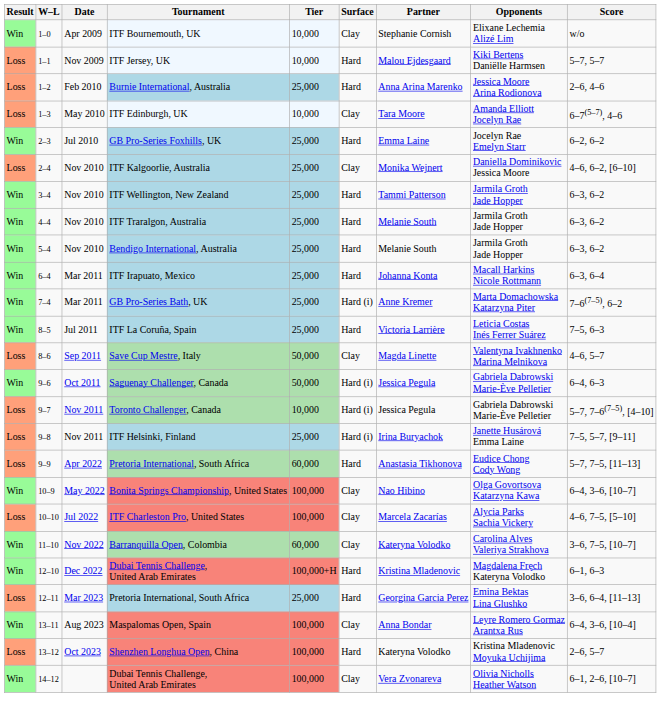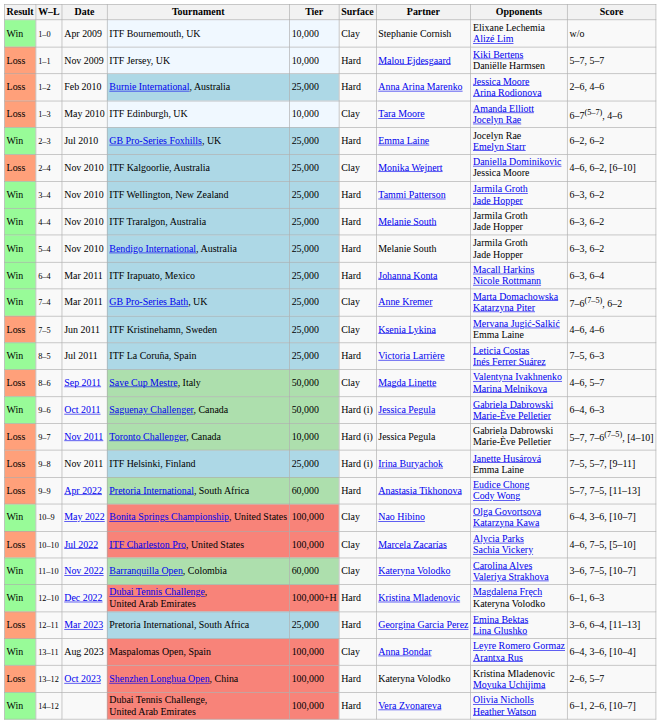(357, 302) Hard (i) -> (351, 302) Clay
+ row: (44, 330)
(351, 679) Clay -> (351, 705) Hard
